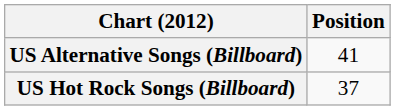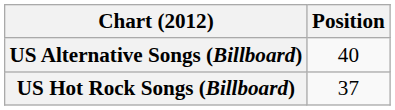(348, 54) 41 -> (348, 54) 40
